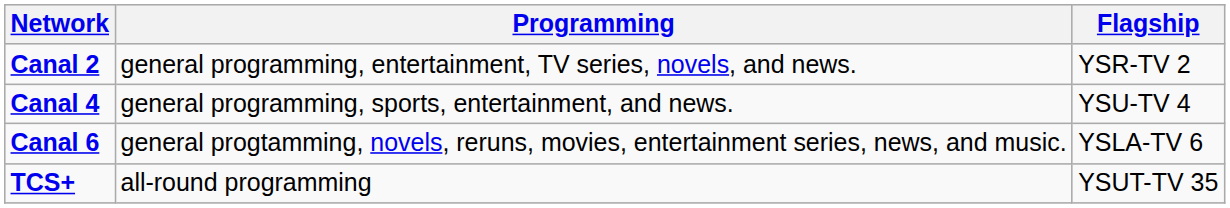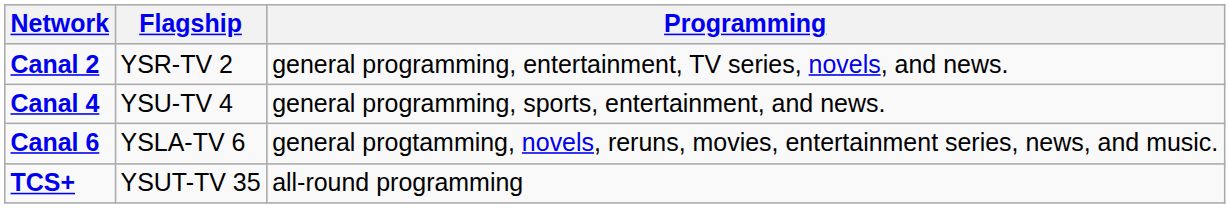columns swapped: (1148, 24) <-> (594, 24)
